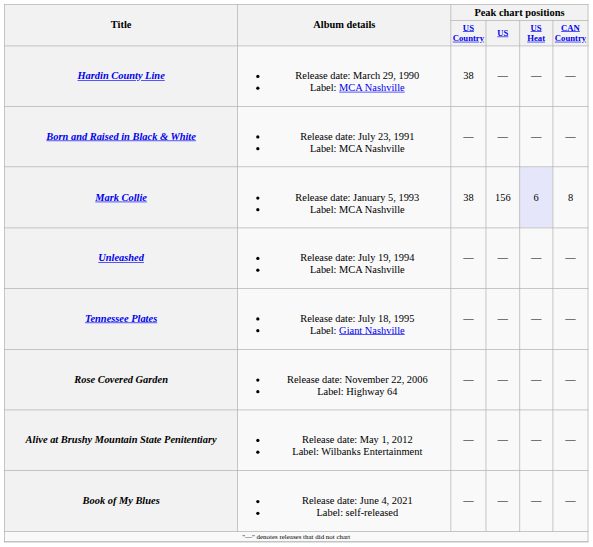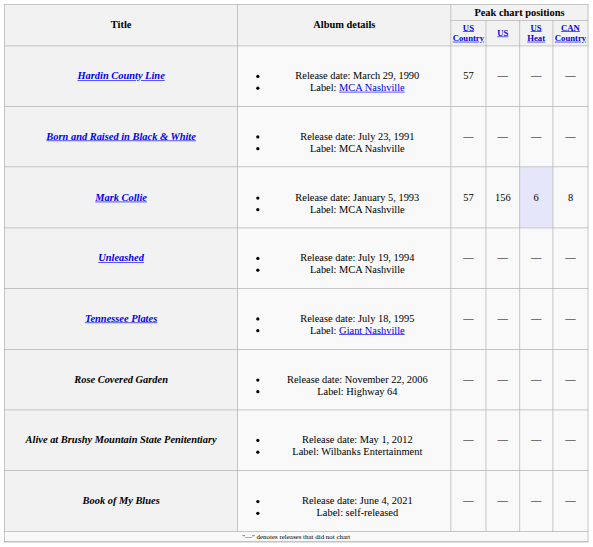(468, 76) 38 -> (468, 76) 57
(468, 197) 38 -> (468, 197) 57
